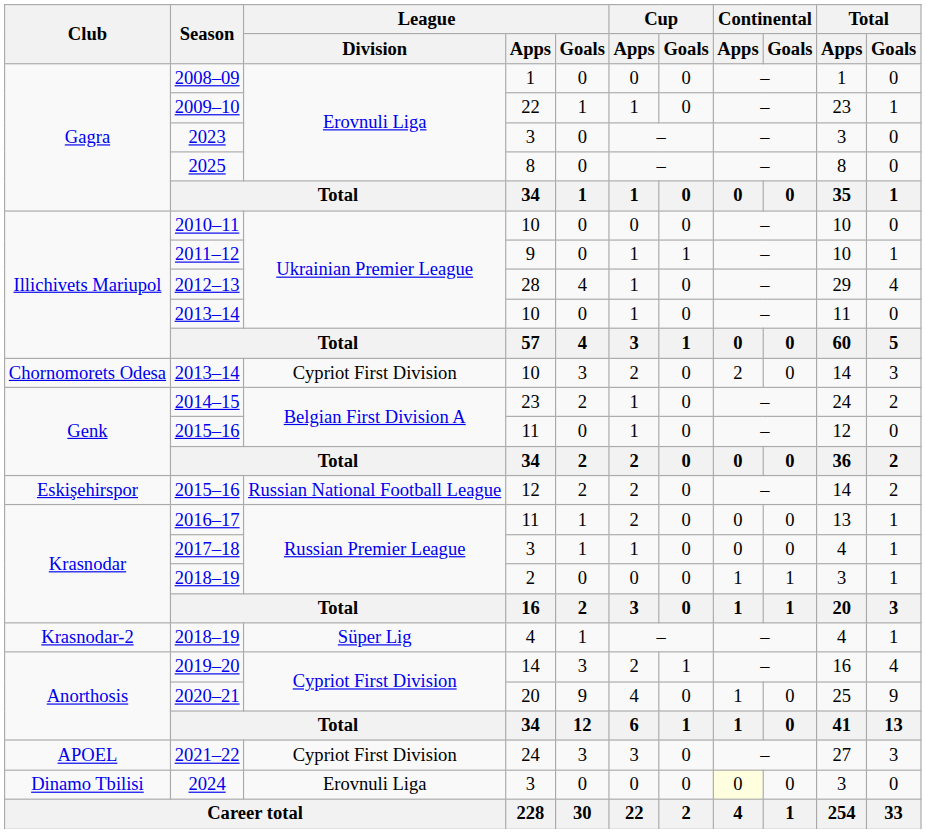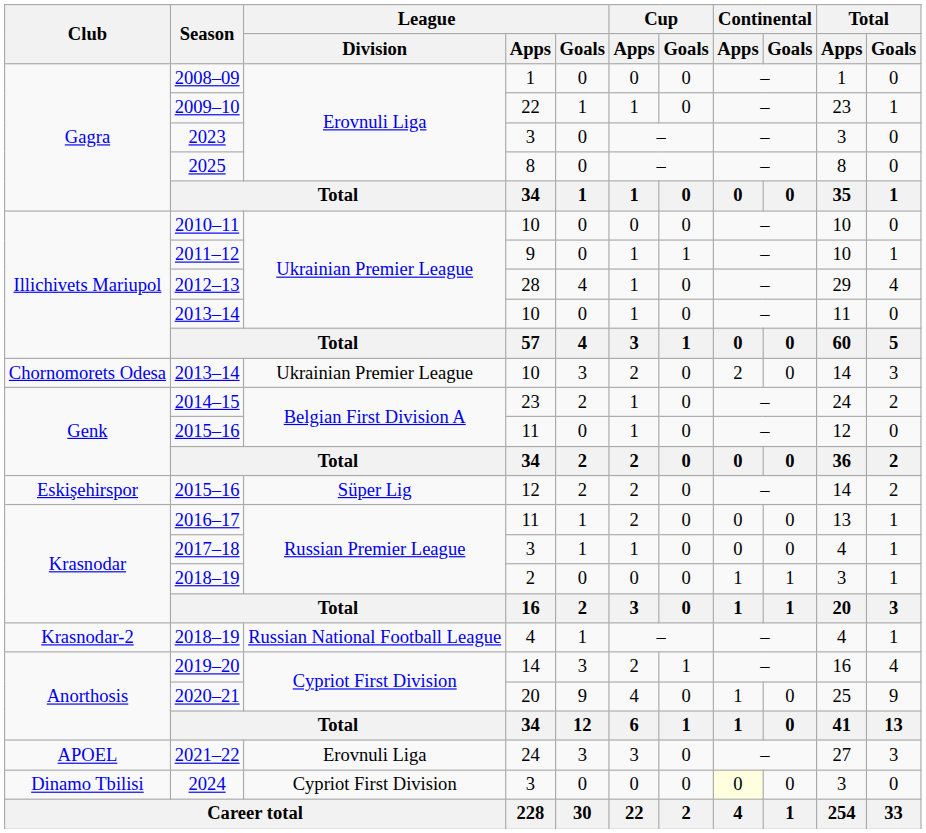(375, 372) Cypriot First Division -> (375, 372) Ukrainian Premier League
(375, 490) Russian National Football League -> (375, 490) Süper Lig
(375, 637) Süper Lig -> (375, 637) Russian National Football League
(375, 755) Cypriot First Division -> (375, 755) Erovnuli Liga
(375, 784) Erovnuli Liga -> (375, 784) Cypriot First Division
